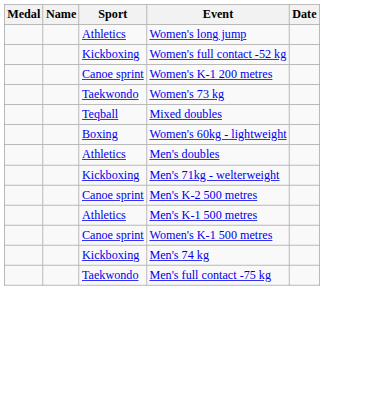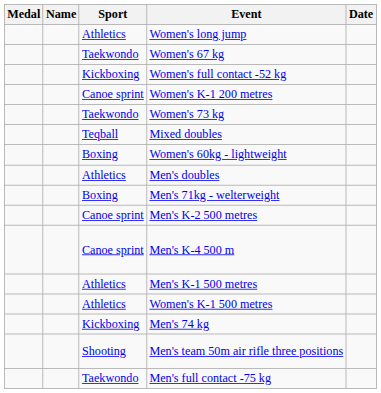+ row: (187, 54)
(111, 175) Kickboxing -> (100, 195) Boxing
+ row: (192, 249)
(113, 235) Canoe sprint -> (104, 304) Athletics
+ row: (246, 351)
